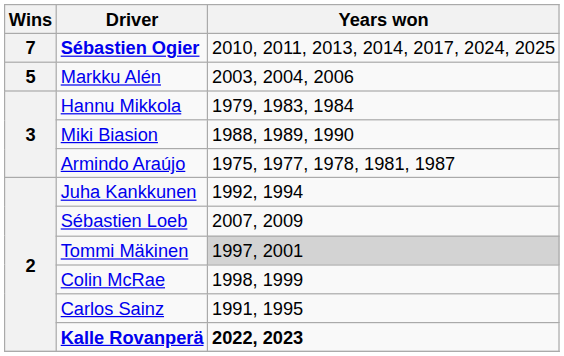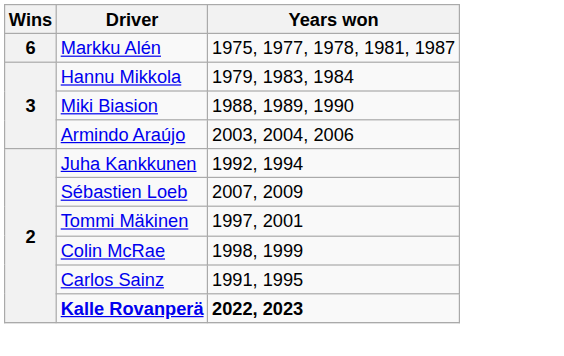- row: (130, 48)
(31, 77) 5 -> (31, 48) 6
(283, 77) 2003, 2004, 2006 -> (334, 48) 1975, 1977, 1978, 1981, 1987
(334, 164) 1975, 1977, 1978, 1981, 1987 -> (283, 135) 2003, 2004, 2006
(258, 250) lightgrey background -> (258, 221) no background
